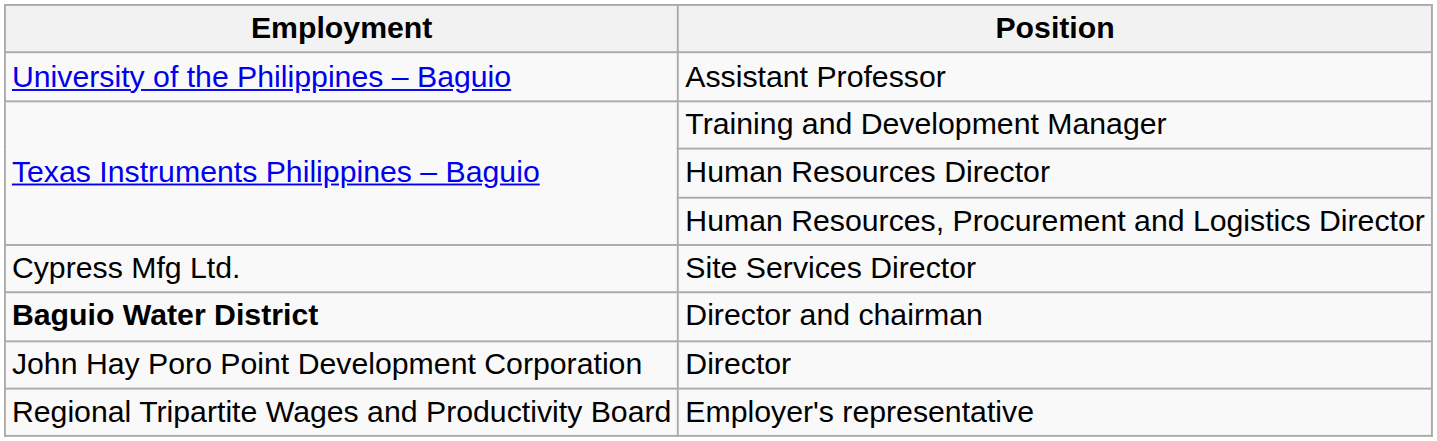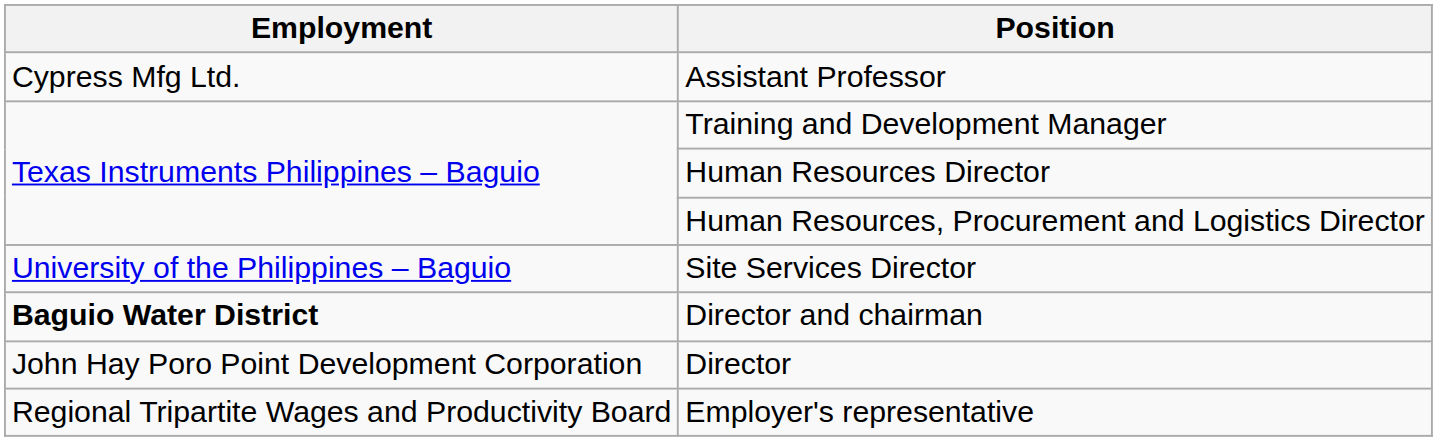(262, 76) University of the Philippines – Baguio -> (126, 76) Cypress Mfg Ltd.
(126, 268) Cypress Mfg Ltd. -> (262, 268) University of the Philippines – Baguio
